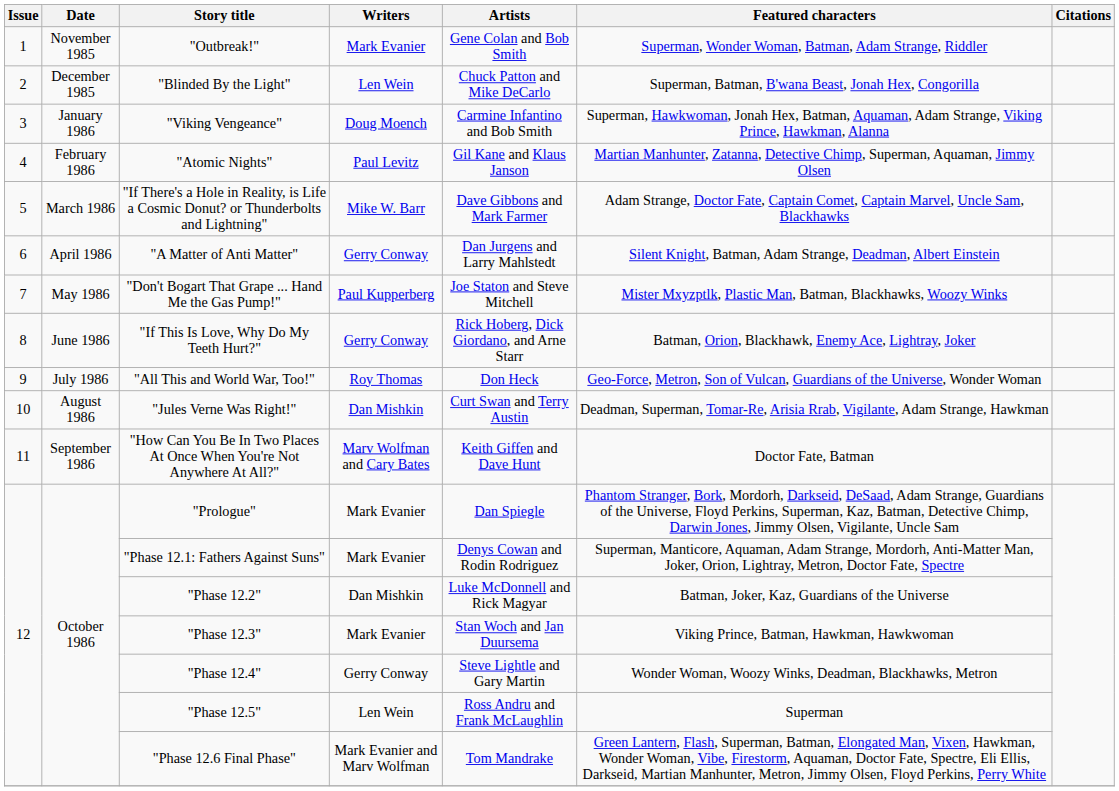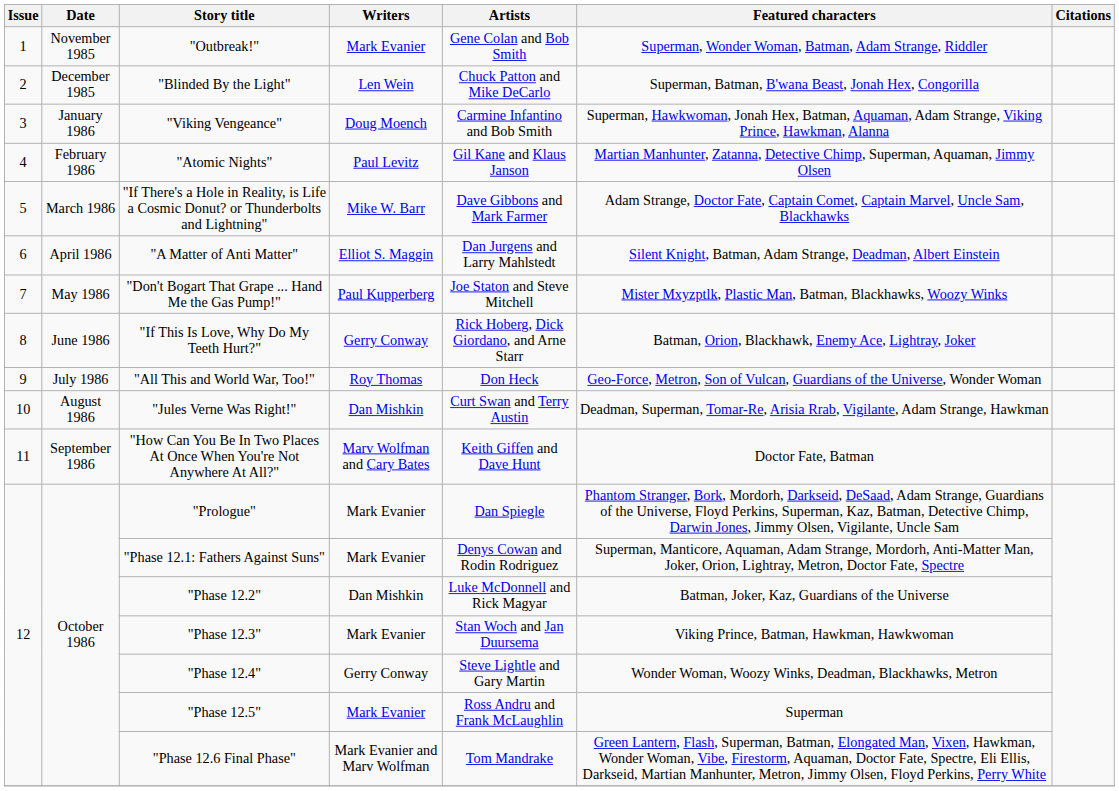(386, 255) Gerry Conway -> (386, 255) Elliot S. Maggin
(386, 712) Len Wein -> (386, 712) Mark Evanier
